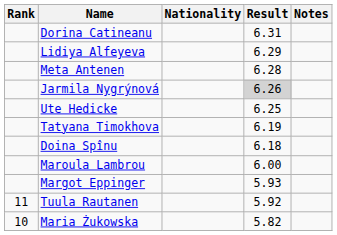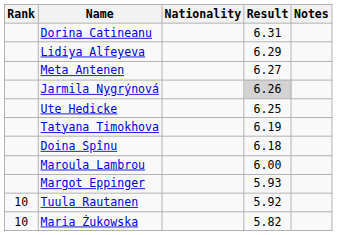(268, 70) 6.28 -> (268, 70) 6.27
(21, 202) 11 -> (21, 202) 10
